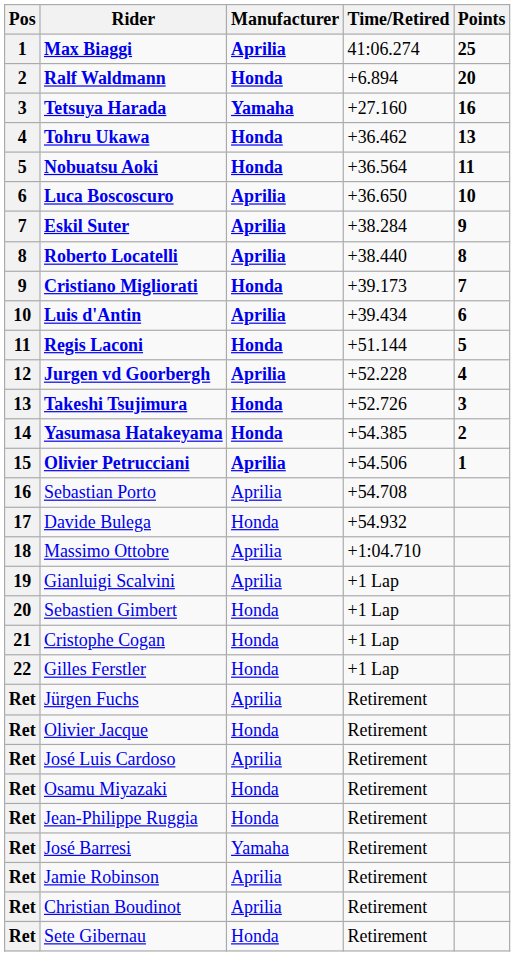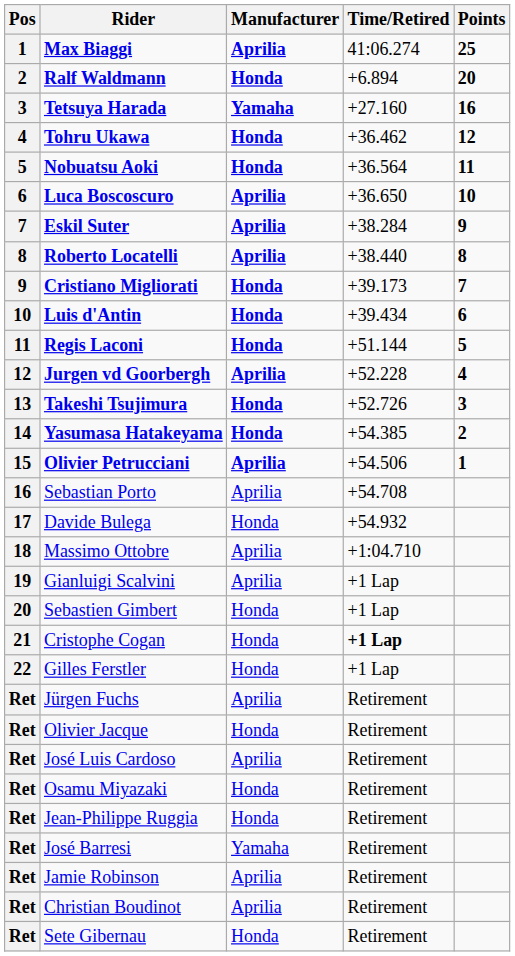(467, 137) 13 -> (467, 137) 12
(258, 315) Aprilia -> (257, 315) Honda
(373, 640) normal -> (375, 640) bold
